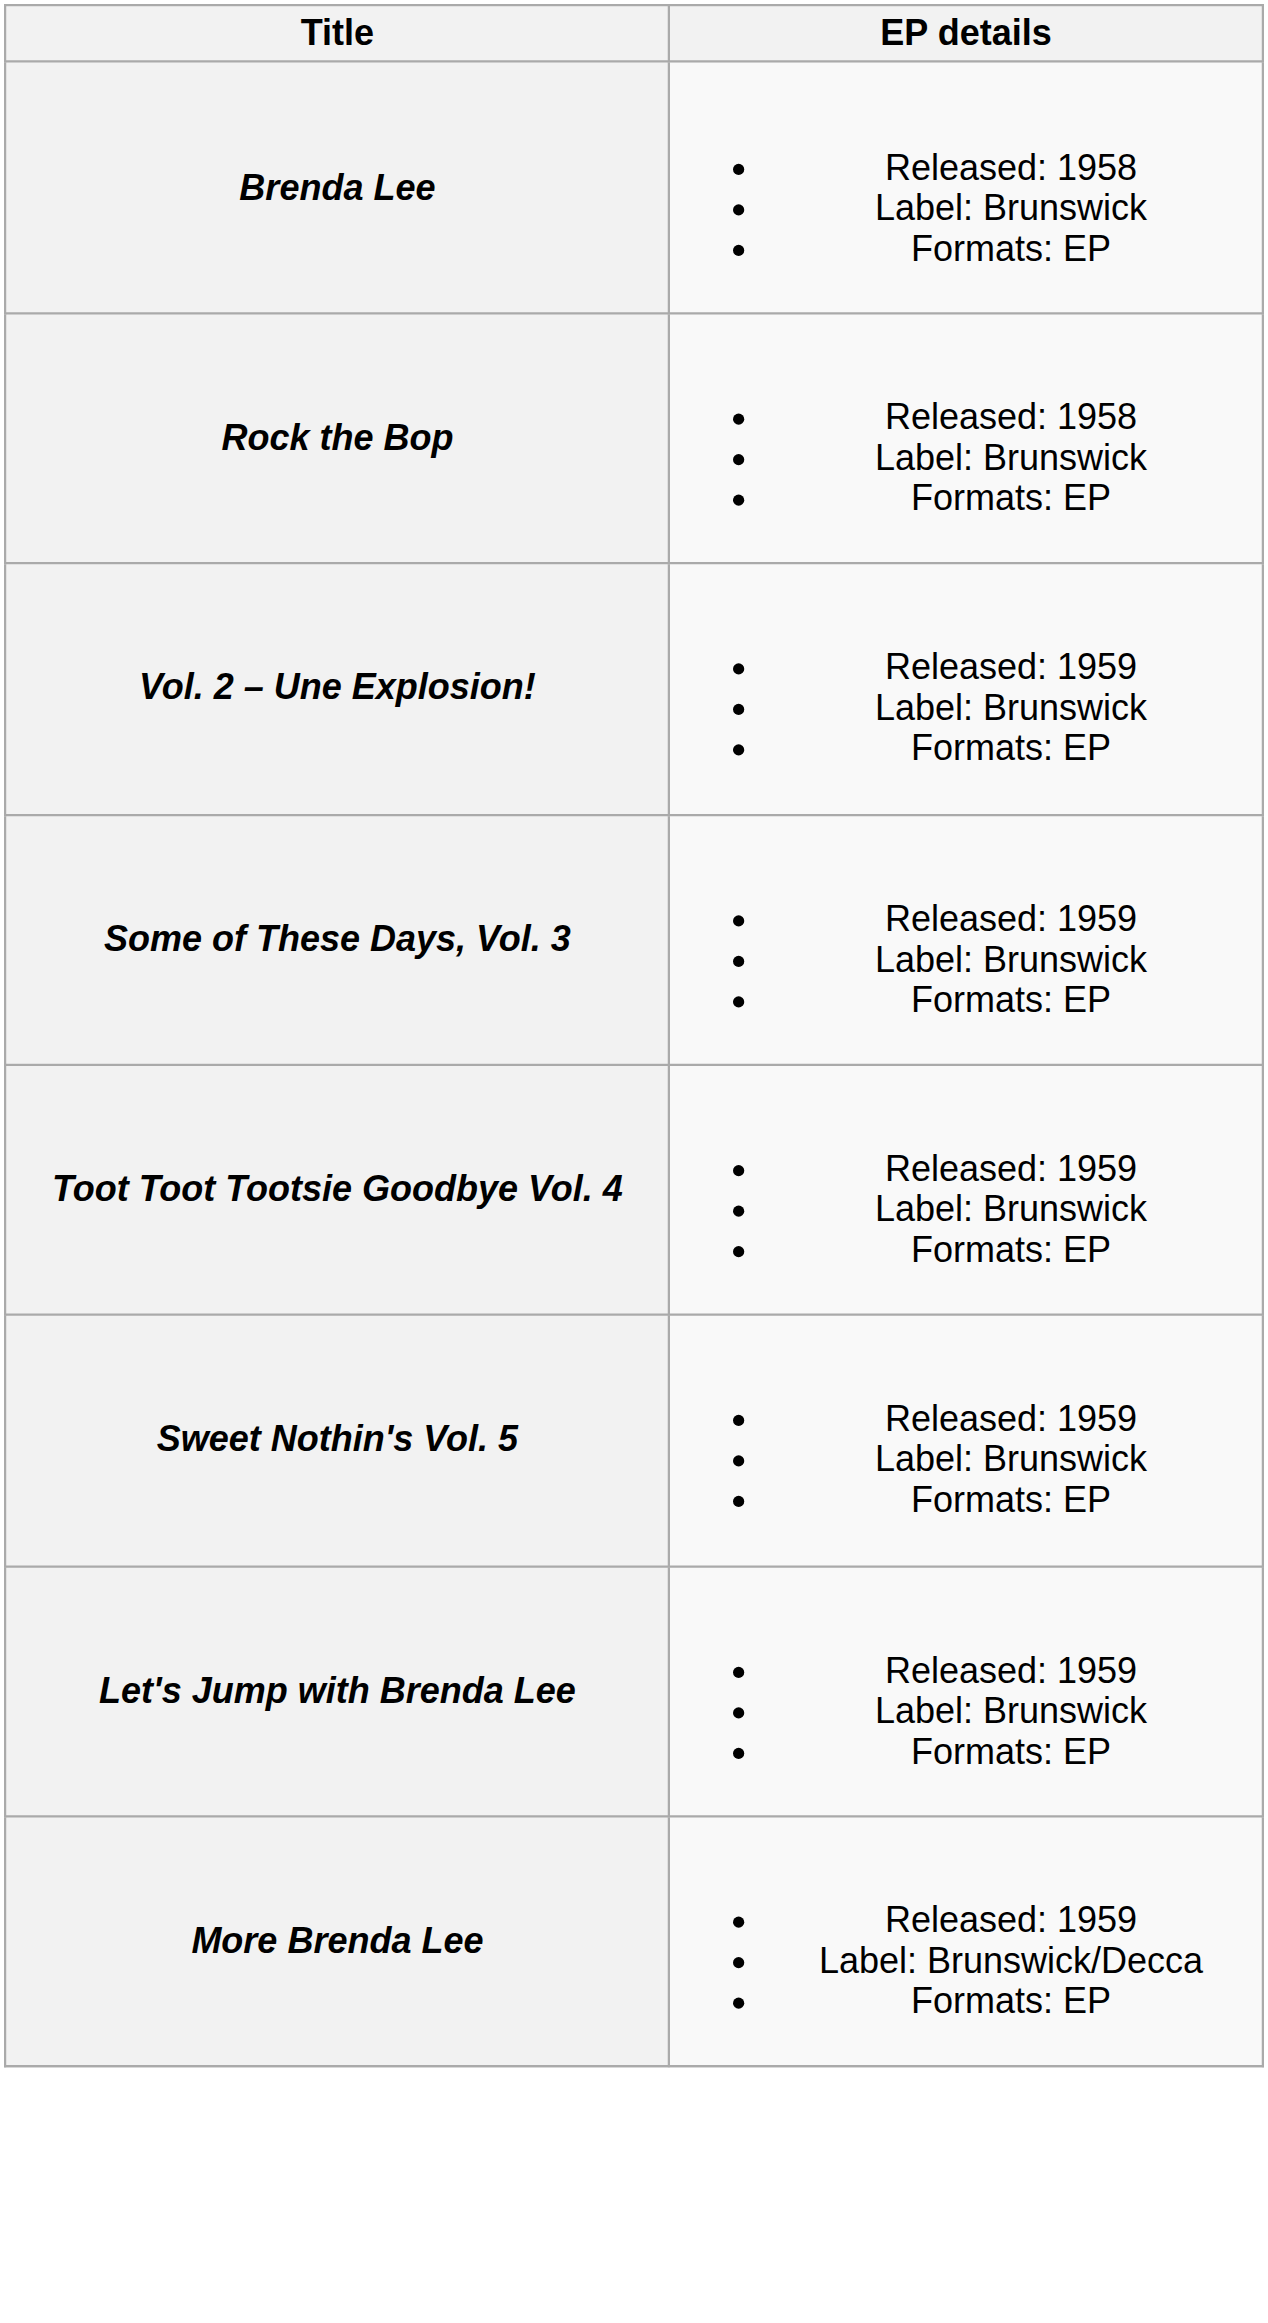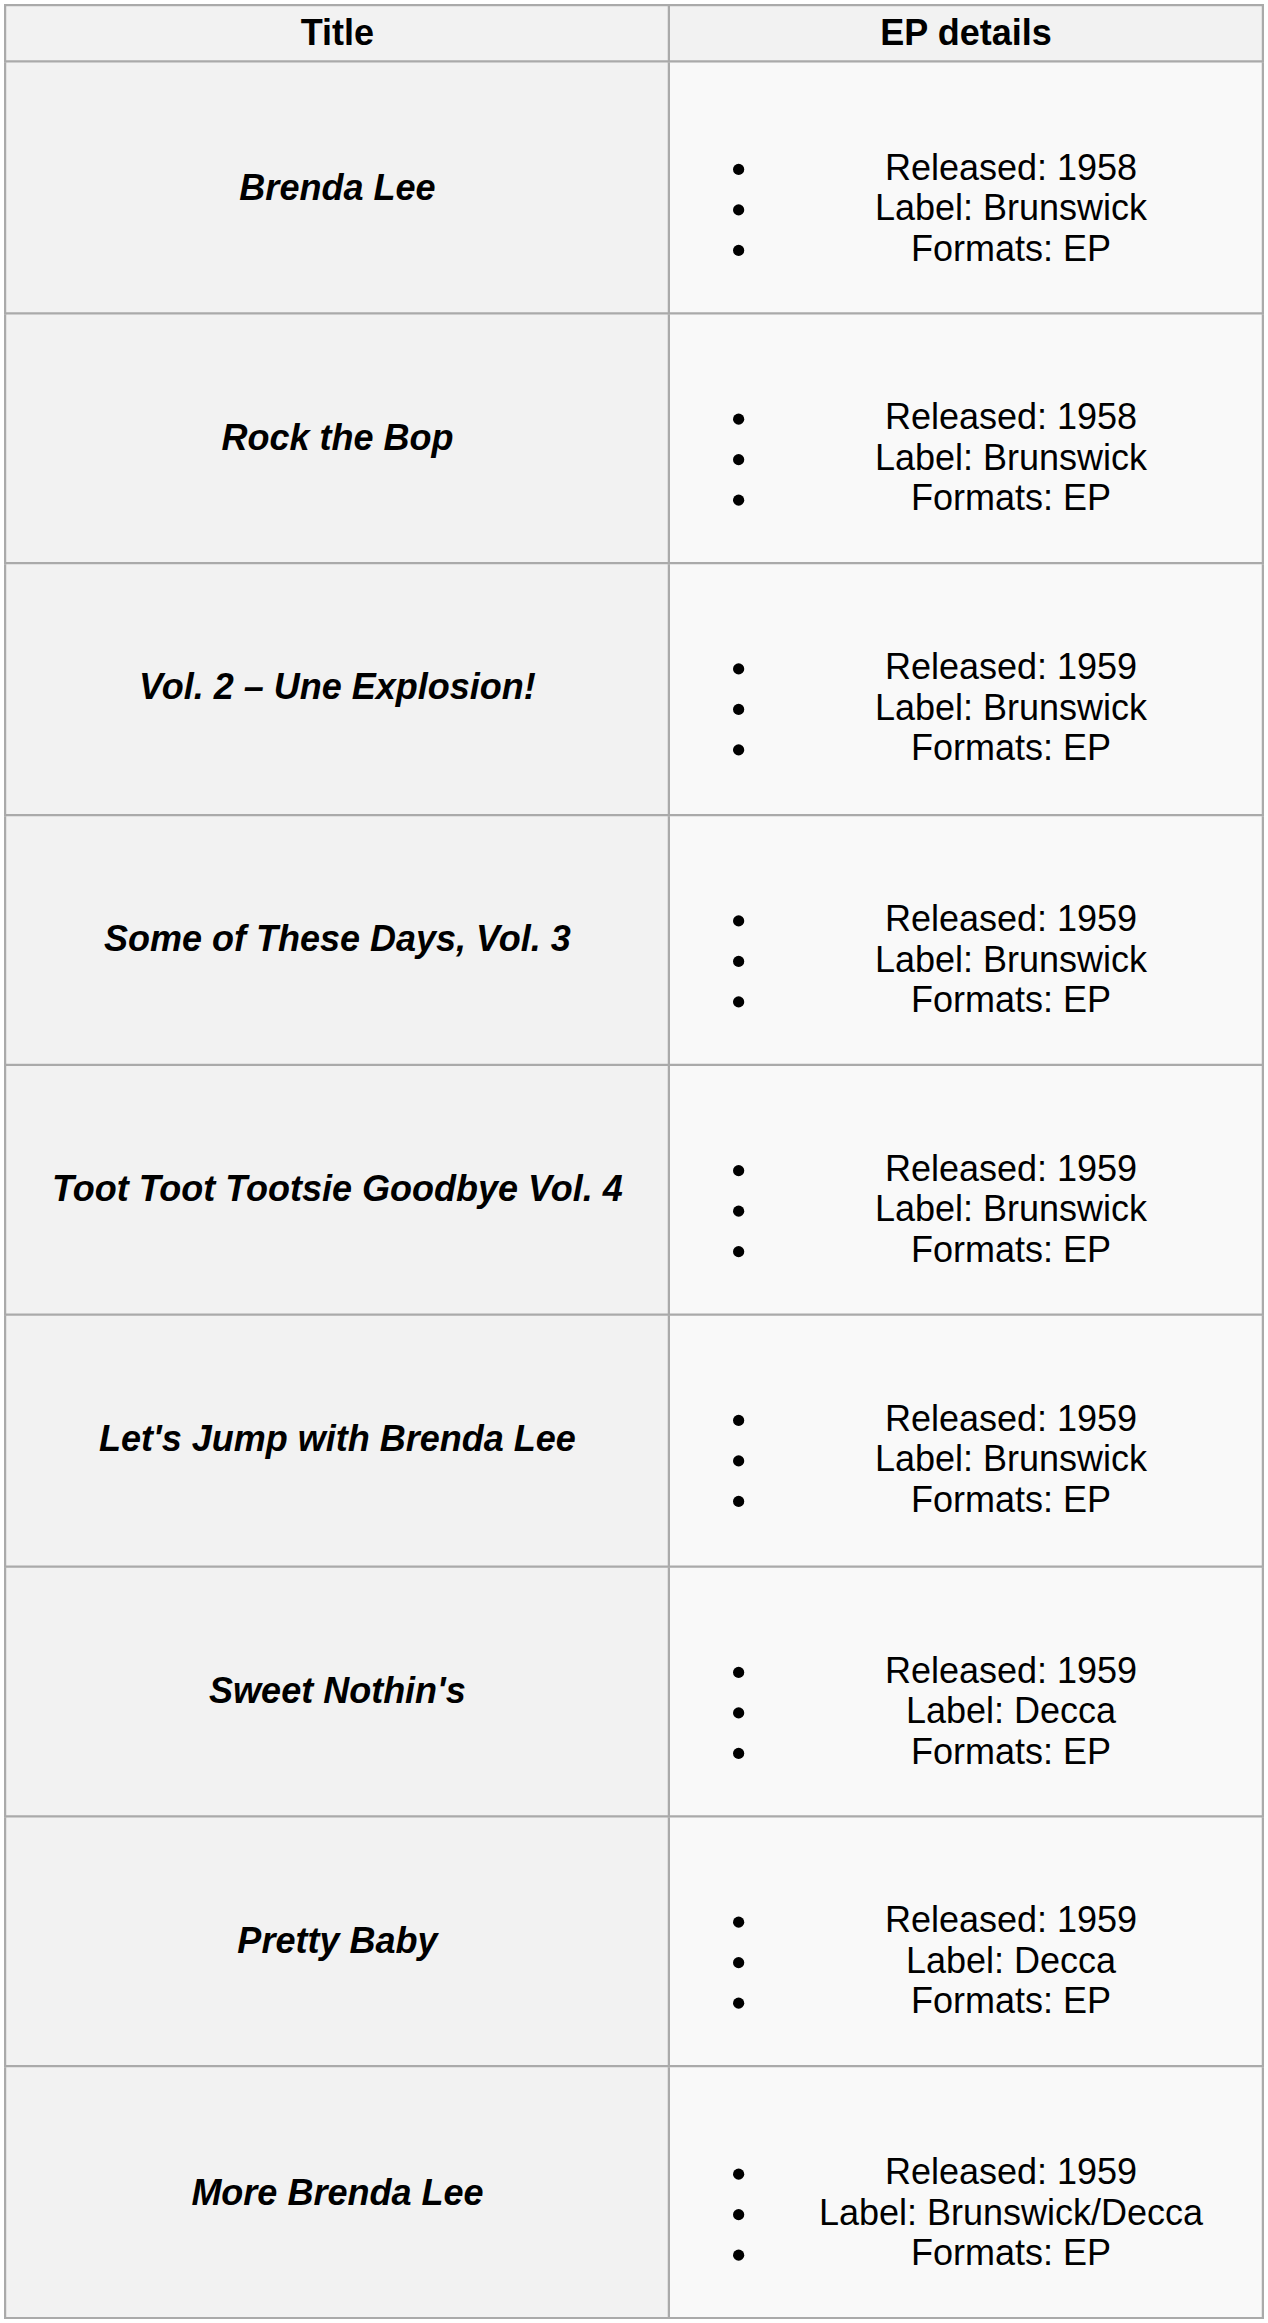- row: (337, 1439)
+ row: (337, 1690)
+ row: (337, 1941)
